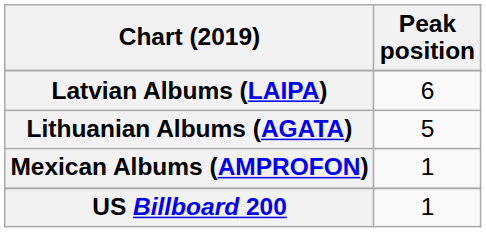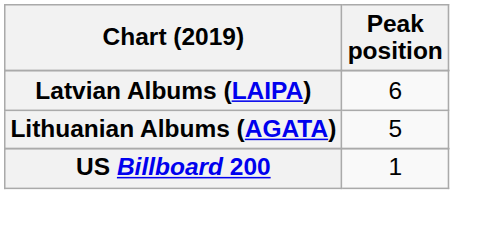- row: (189, 167)
